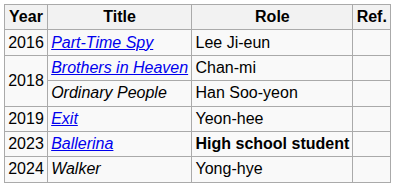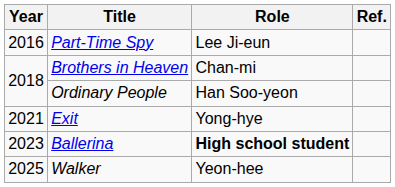(26, 118) 2019 -> (26, 118) 2021
(229, 118) Yeon-hee -> (229, 118) Yong-hye
(26, 169) 2024 -> (26, 169) 2025
(229, 169) Yong-hye -> (229, 169) Yeon-hee
